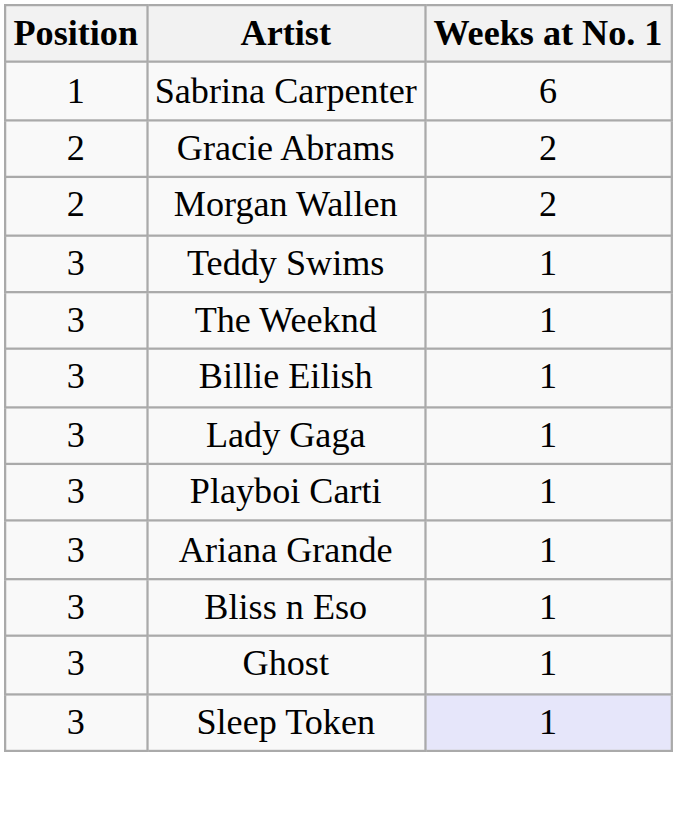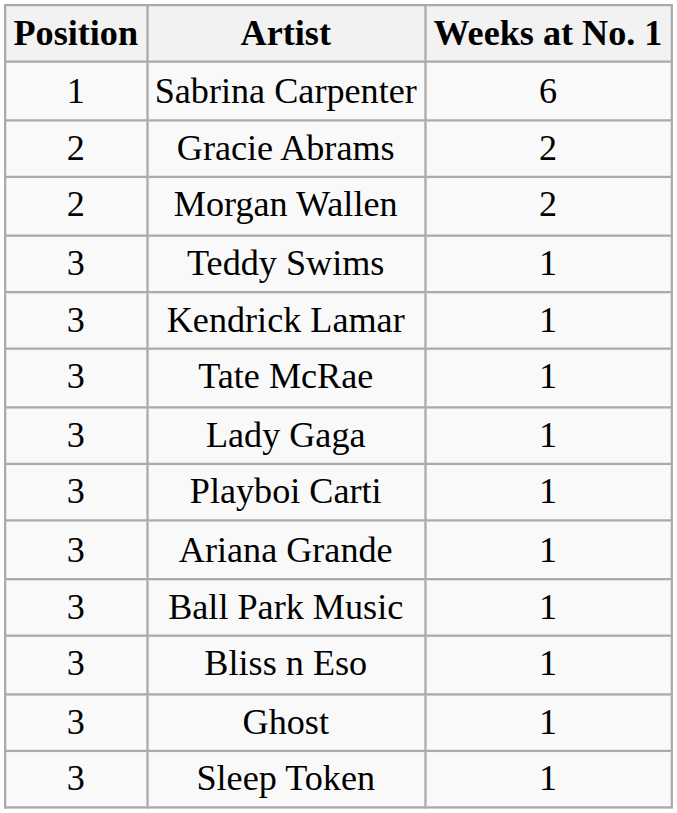- row: (286, 319)
+ row: (286, 319)
+ row: (286, 377)
- row: (286, 377)
+ row: (286, 606)
(548, 721) lavender background -> (548, 778) no background
